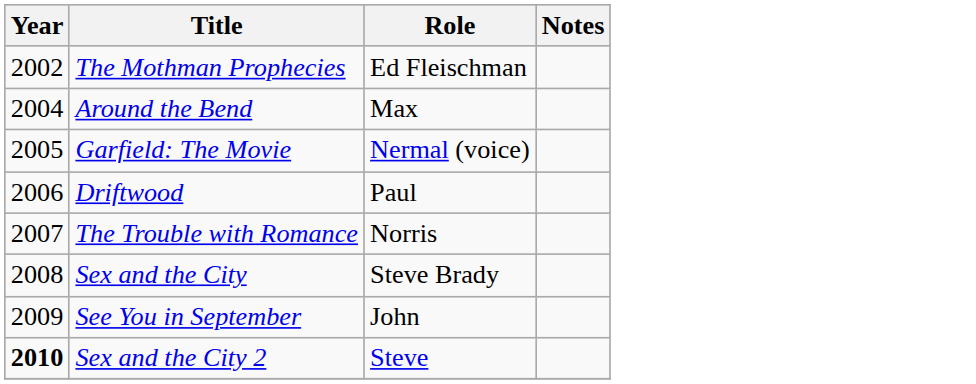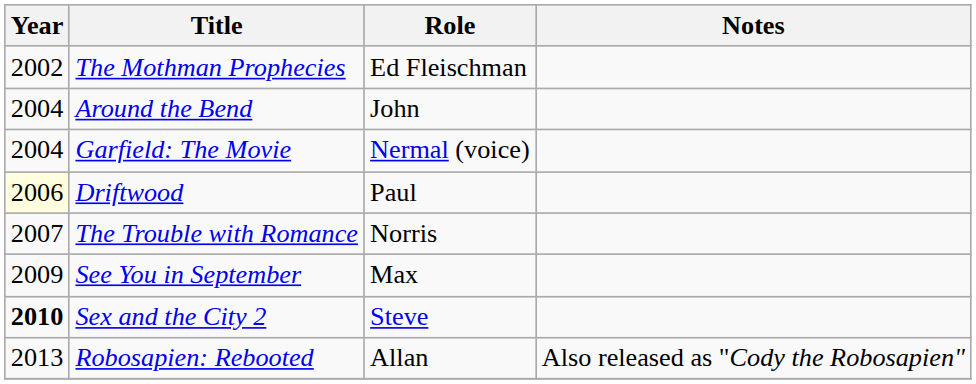(394, 108) Max -> (395, 108) John
(37, 150) 2005 -> (37, 150) 2004
(37, 191) no background -> (37, 191) lightyellow background
- row: (161, 274)
(395, 316) John -> (394, 274) Max
+ row: (195, 358)
